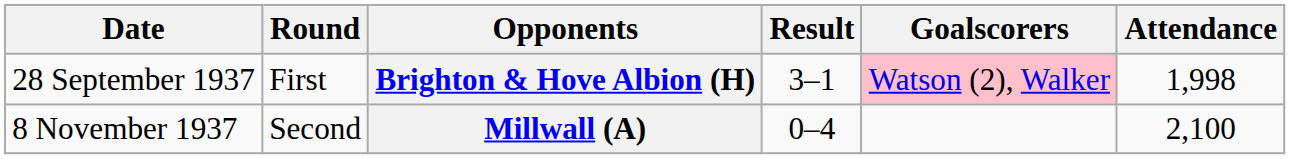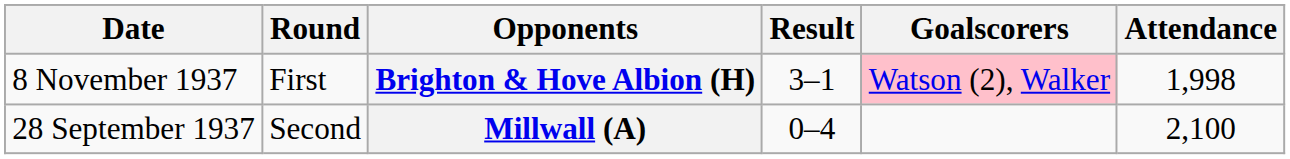(133, 78) 28 September 1937 -> (125, 78) 8 November 1937
(125, 128) 8 November 1937 -> (133, 128) 28 September 1937
